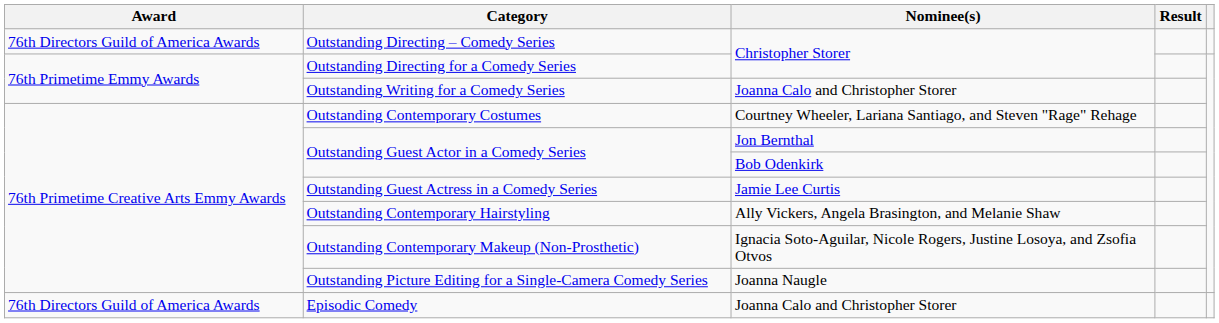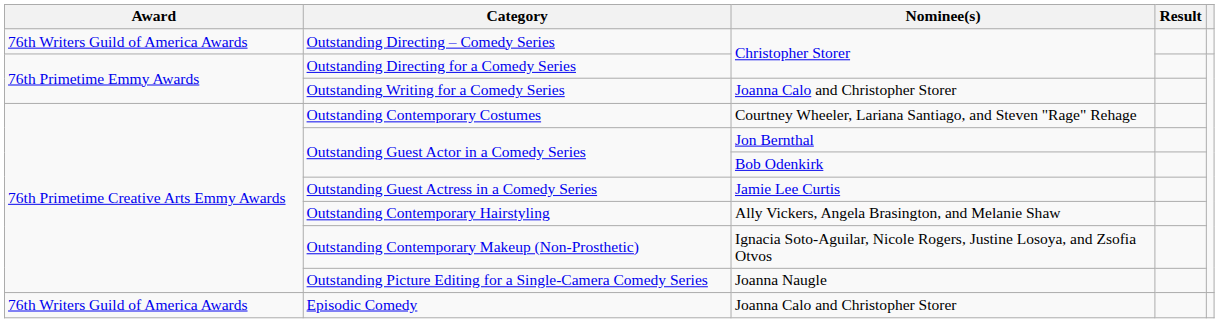(134, 41) 76th Directors Guild of America Awards -> (128, 41) 76th Writers Guild of America Awards
(134, 305) 76th Directors Guild of America Awards -> (128, 305) 76th Writers Guild of America Awards
